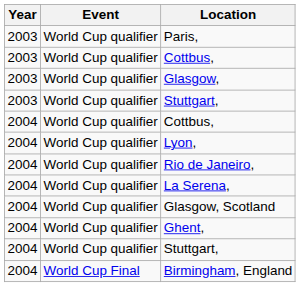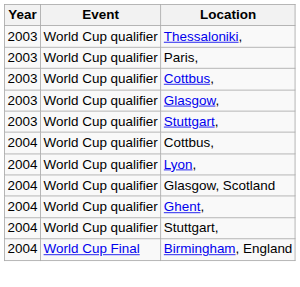+ row: (22, 36)
- row: (22, 164)
- row: (22, 185)
